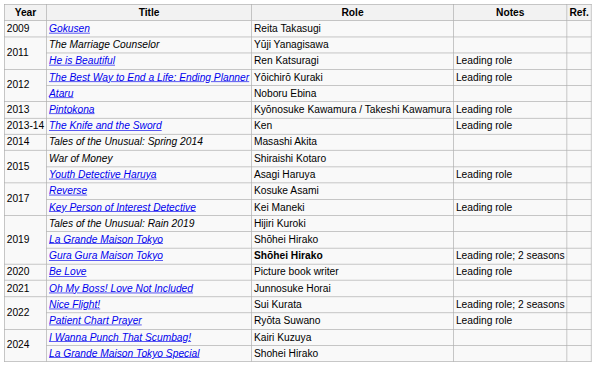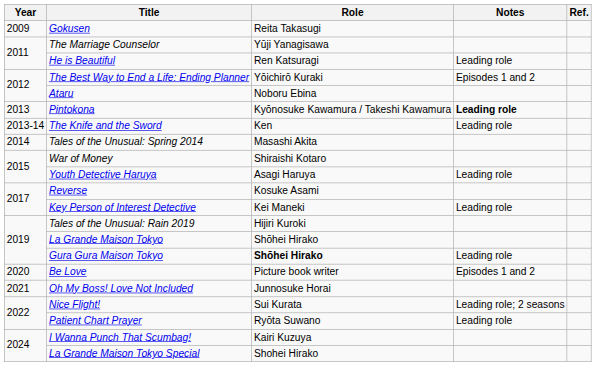(484, 77) Leading role -> (495, 77) Episodes 1 and 2
(484, 110) normal -> (486, 110) bold
(510, 256) Leading role; 2 seasons -> (484, 256) Leading role
(484, 272) Leading role -> (495, 272) Episodes 1 and 2
